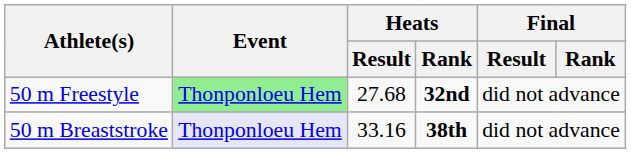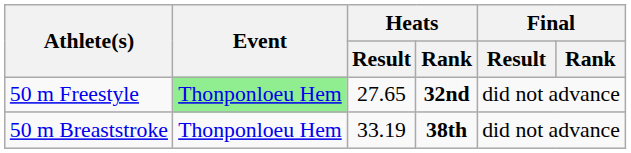(381, 94) 27.68 -> (381, 94) 27.65
(260, 130) lavender background -> (260, 130) no background
(381, 130) 33.16 -> (381, 130) 33.19
